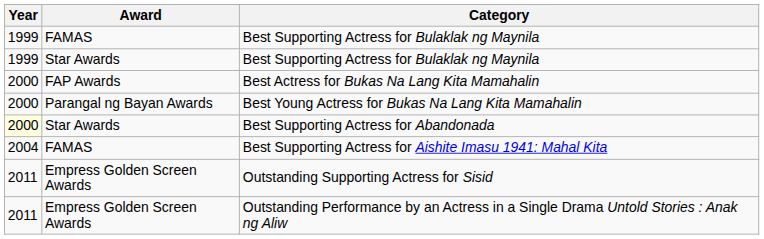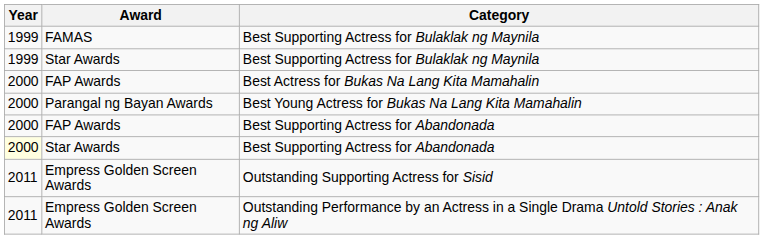+ row: (83, 125)
- row: (69, 147)
